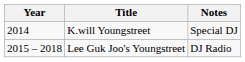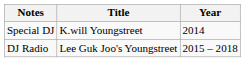columns swapped: (34, 13) <-> (214, 13)
